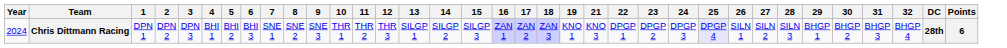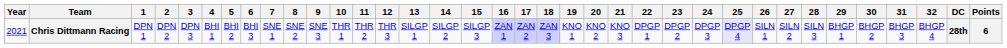+ column: (596, 11)
(17, 30) 2024 -> (17, 30) 2021
